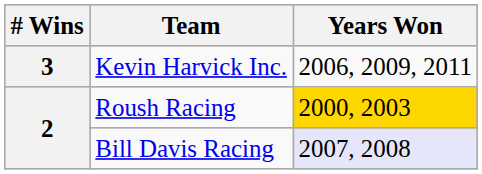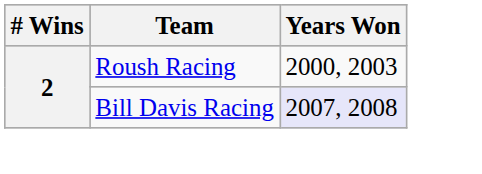- row: (191, 66)
(355, 107) gold background -> (341, 66) no background
